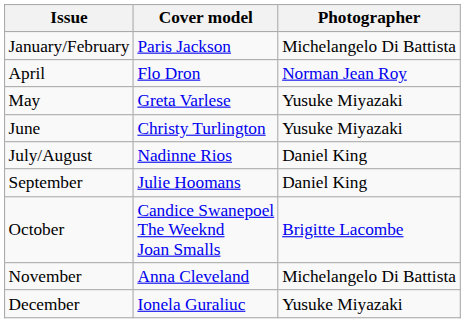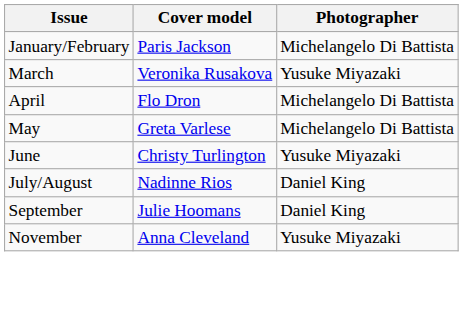+ row: (31, 73)
(345, 73) Norman Jean Roy -> (367, 100) Michelangelo Di Battista
(342, 100) Yusuke Miyazaki -> (367, 127) Michelangelo Di Battista
- row: (36, 229)
(369, 276) Michelangelo Di Battista -> (340, 237) Yusuke Miyazaki
- row: (44, 303)
